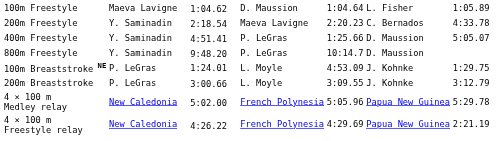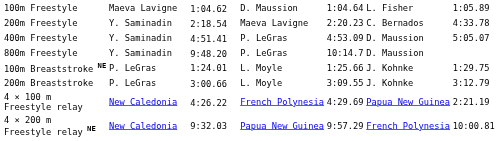(345, 38) 1:25.66 -> (345, 38) 4:53.09
(345, 68) 4:53.09 -> (345, 68) 1:25.66
- row: (35, 102)
+ row: (50, 126)
